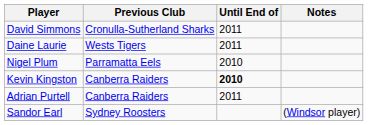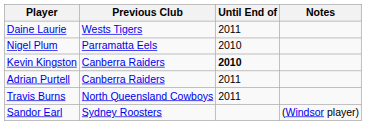- row: (44, 30)
+ row: (36, 96)
